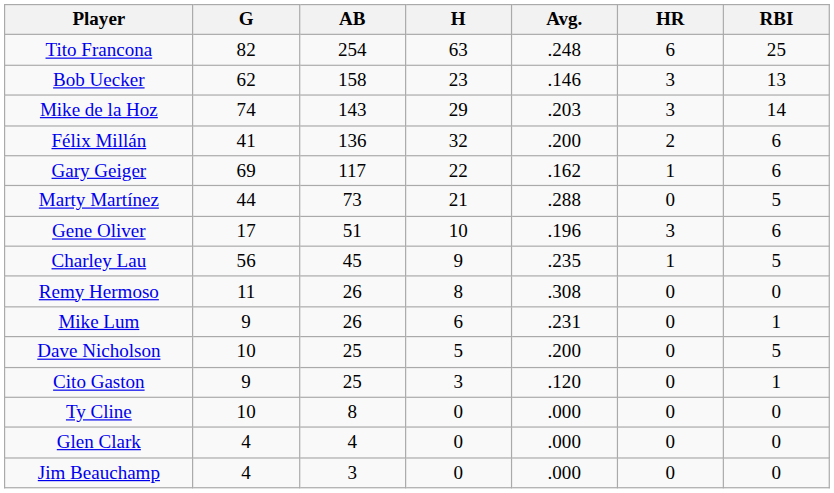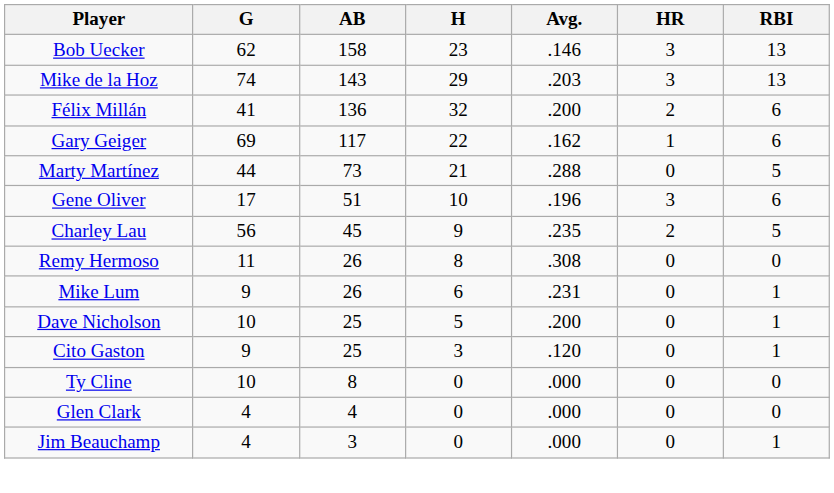- row: (99, 49)
(776, 110) 14 -> (776, 79) 13
(670, 261) 1 -> (670, 230) 2
(776, 351) 5 -> (776, 321) 1
(776, 472) 0 -> (776, 442) 1
